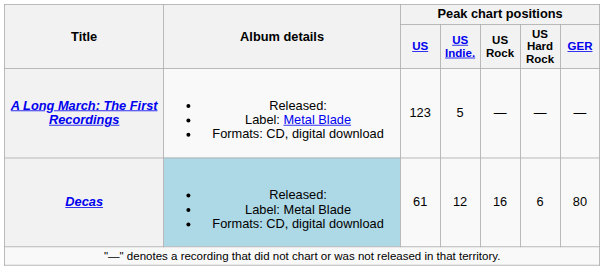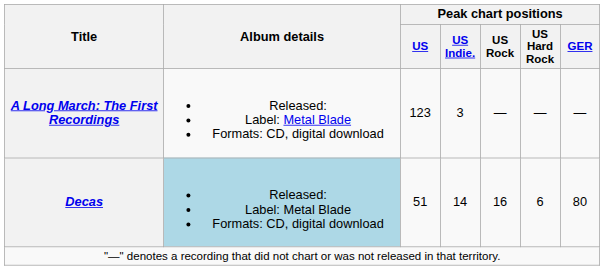(460, 113) 5 -> (460, 113) 3
(420, 202) 61 -> (420, 202) 51
(460, 202) 12 -> (460, 202) 14
